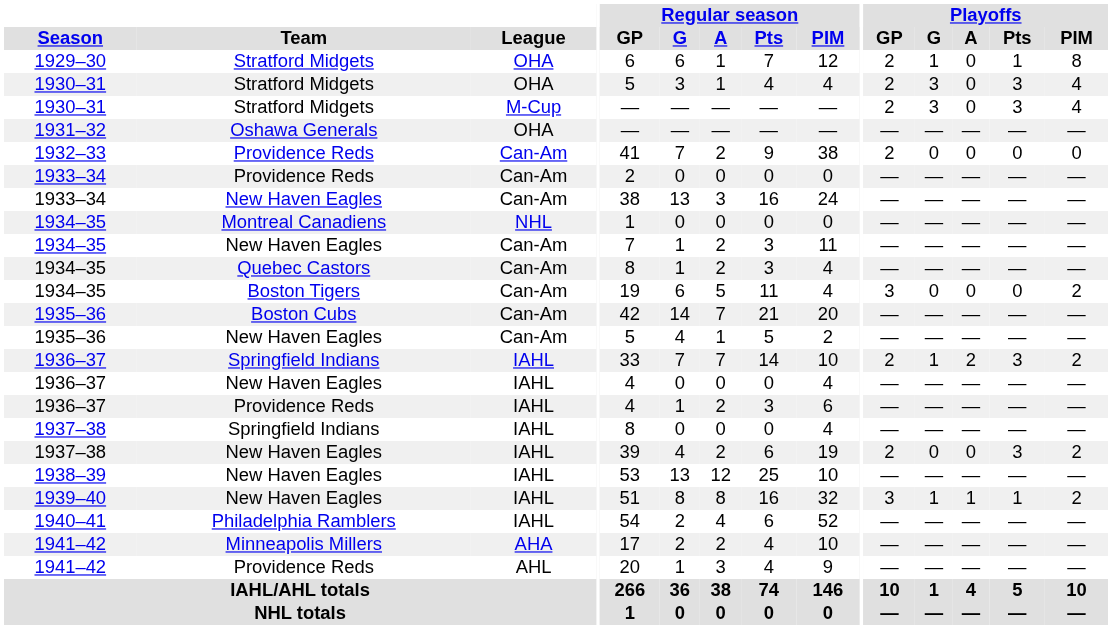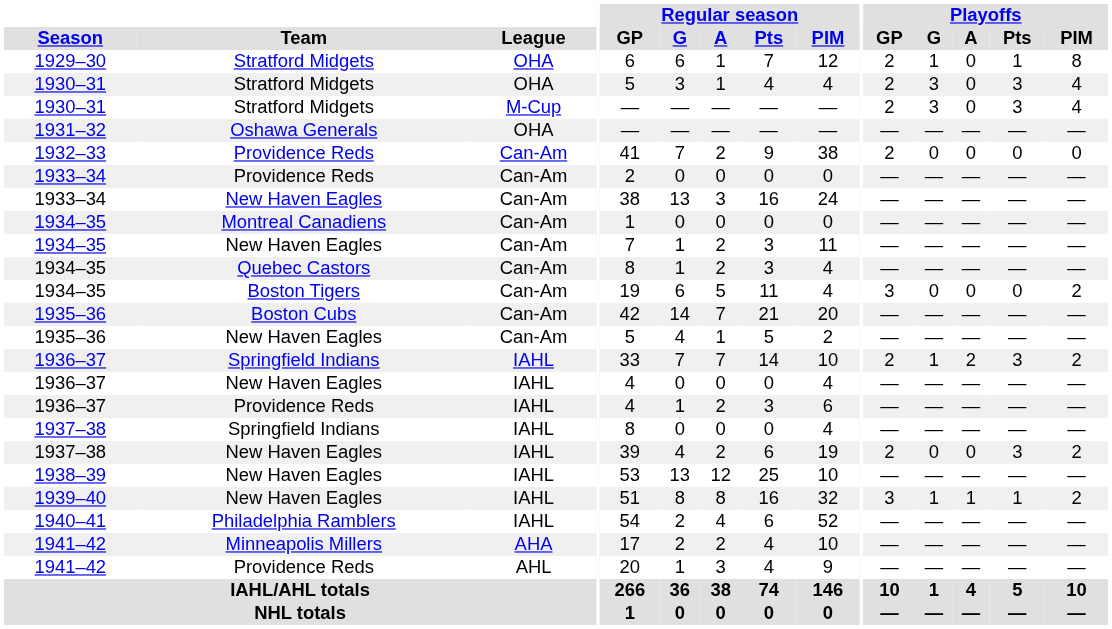(534, 222) NHL -> (534, 222) Can-Am
